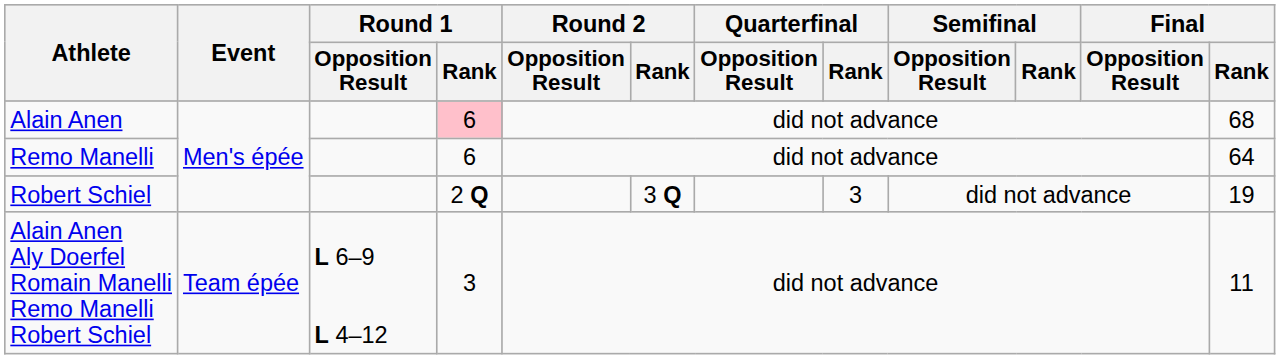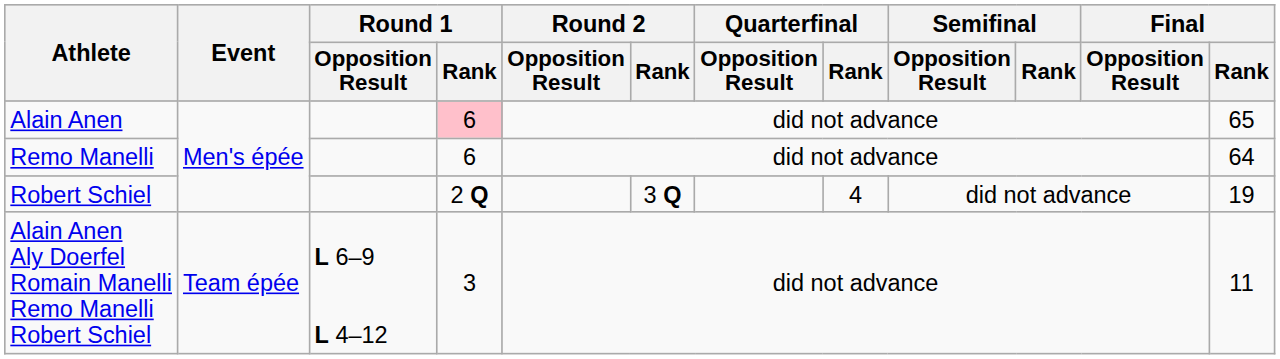(1242, 120) 68 -> (1242, 120) 65
(856, 194) 3 -> (856, 194) 4
